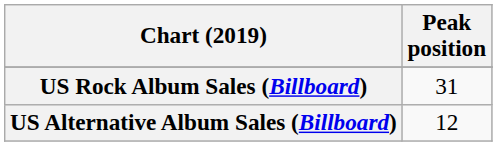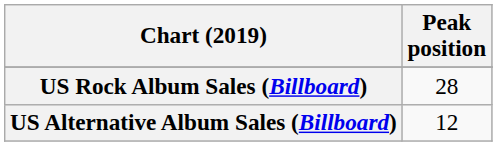(447, 85) 31 -> (447, 85) 28
